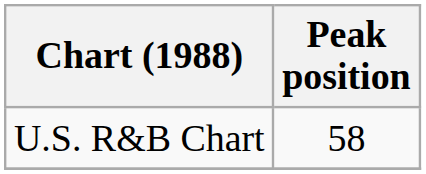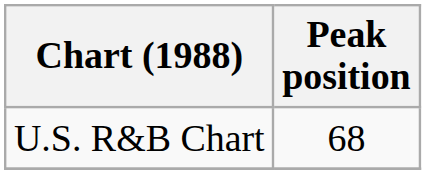(346, 137) 58 -> (346, 137) 68
